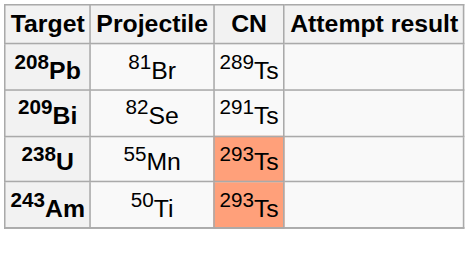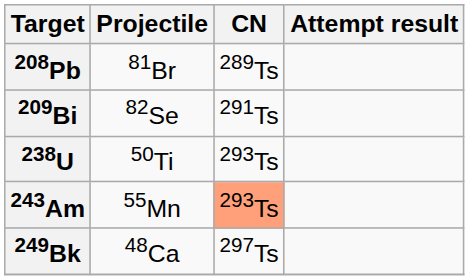(152, 158) 55Mn -> (152, 158) 50Ti
(249, 158) lightsalmon background -> (249, 158) no background
(152, 204) 50Ti -> (152, 204) 55Mn
+ row: (48, 251)
